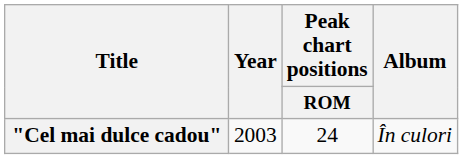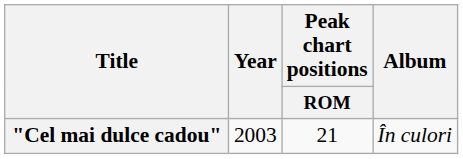(327, 135) 24 -> (327, 135) 21
